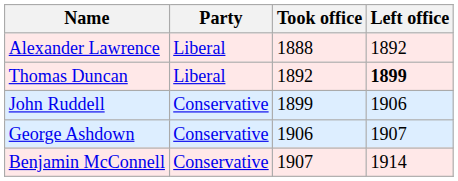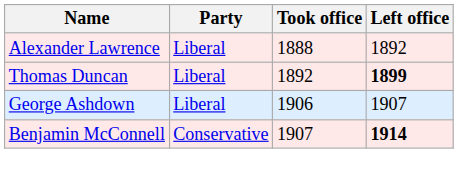- row: (57, 104)
(221, 133) Conservative -> (199, 104) Liberal
(389, 162) normal -> (389, 133) bold
